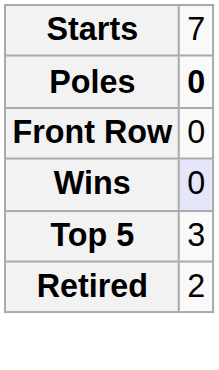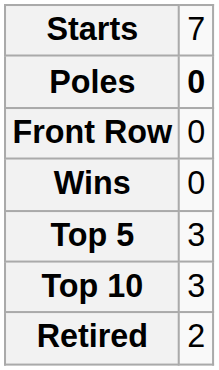(196, 183) lavender background -> (196, 183) no background
+ row: (92, 286)
